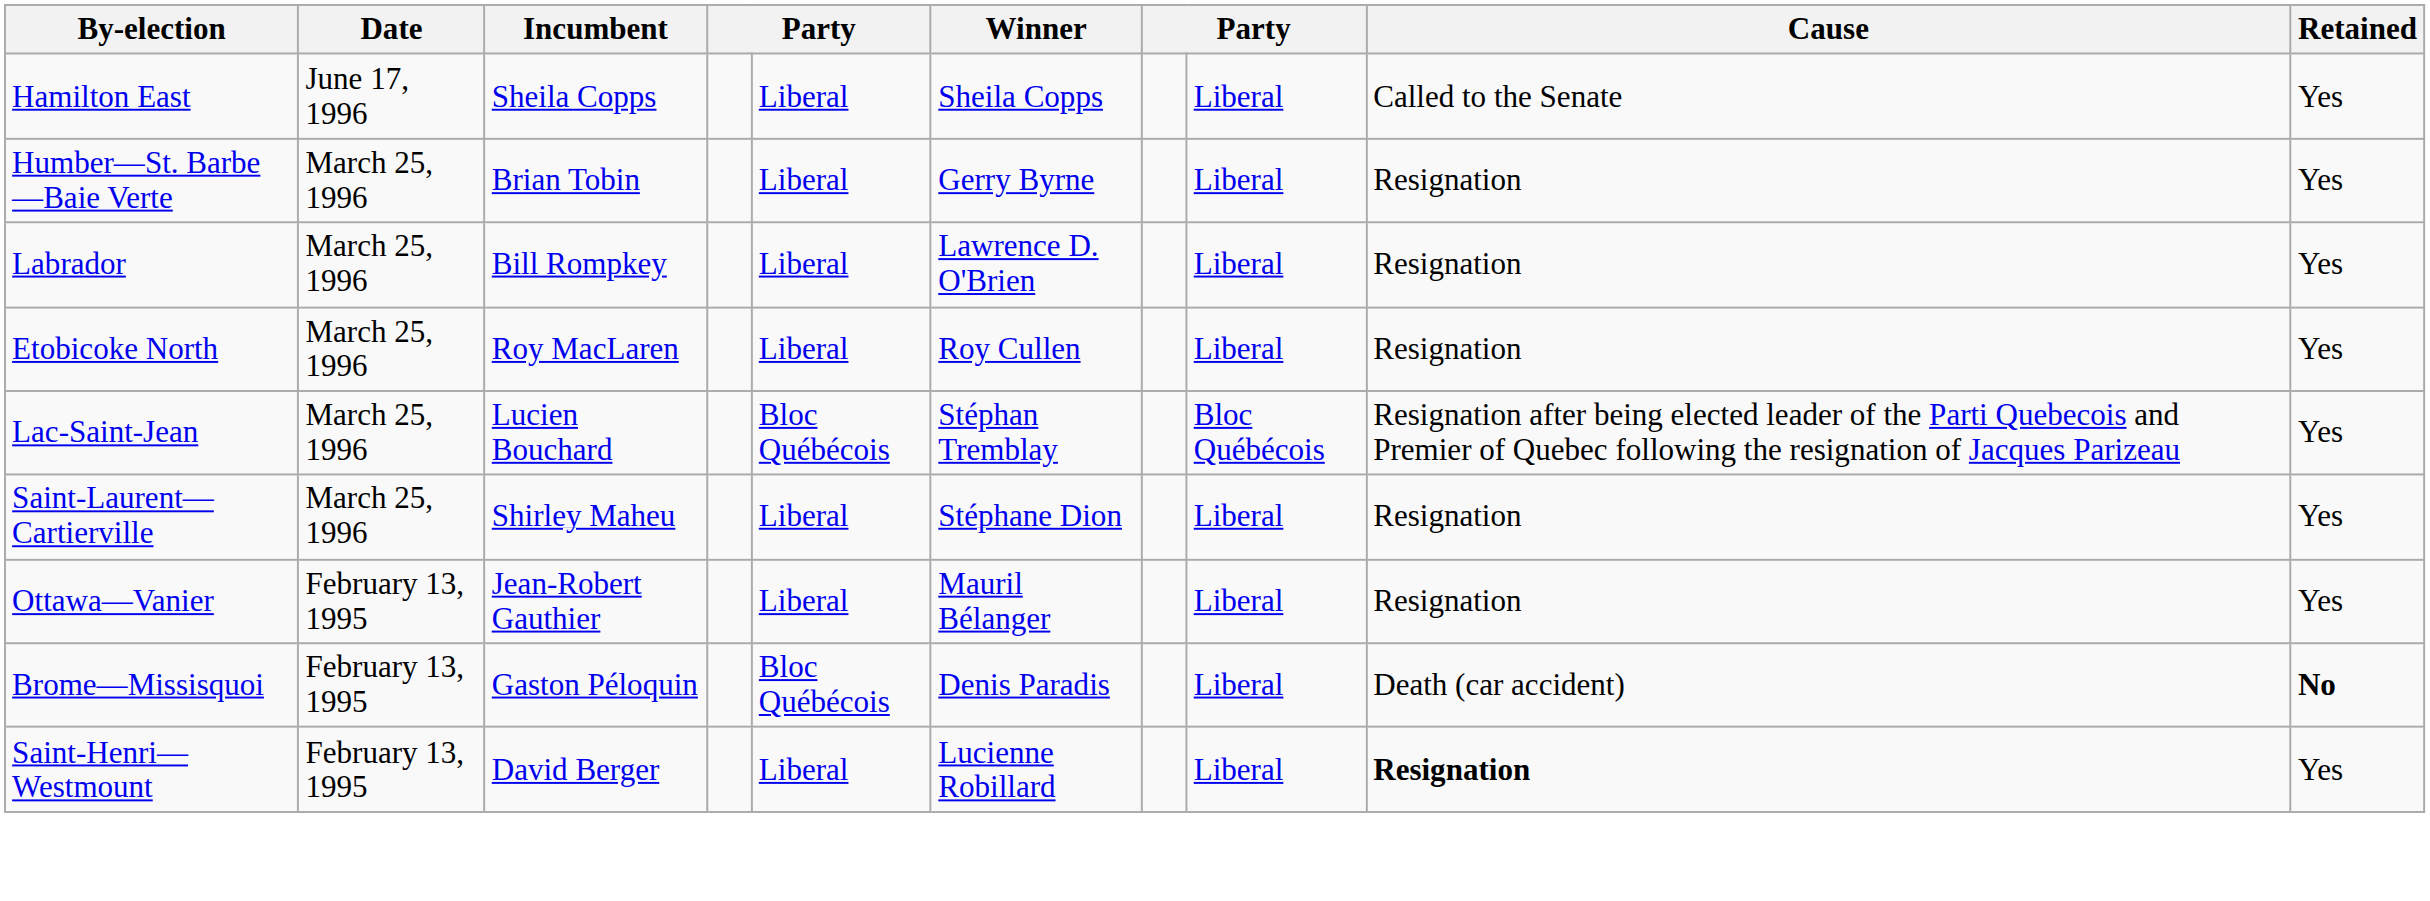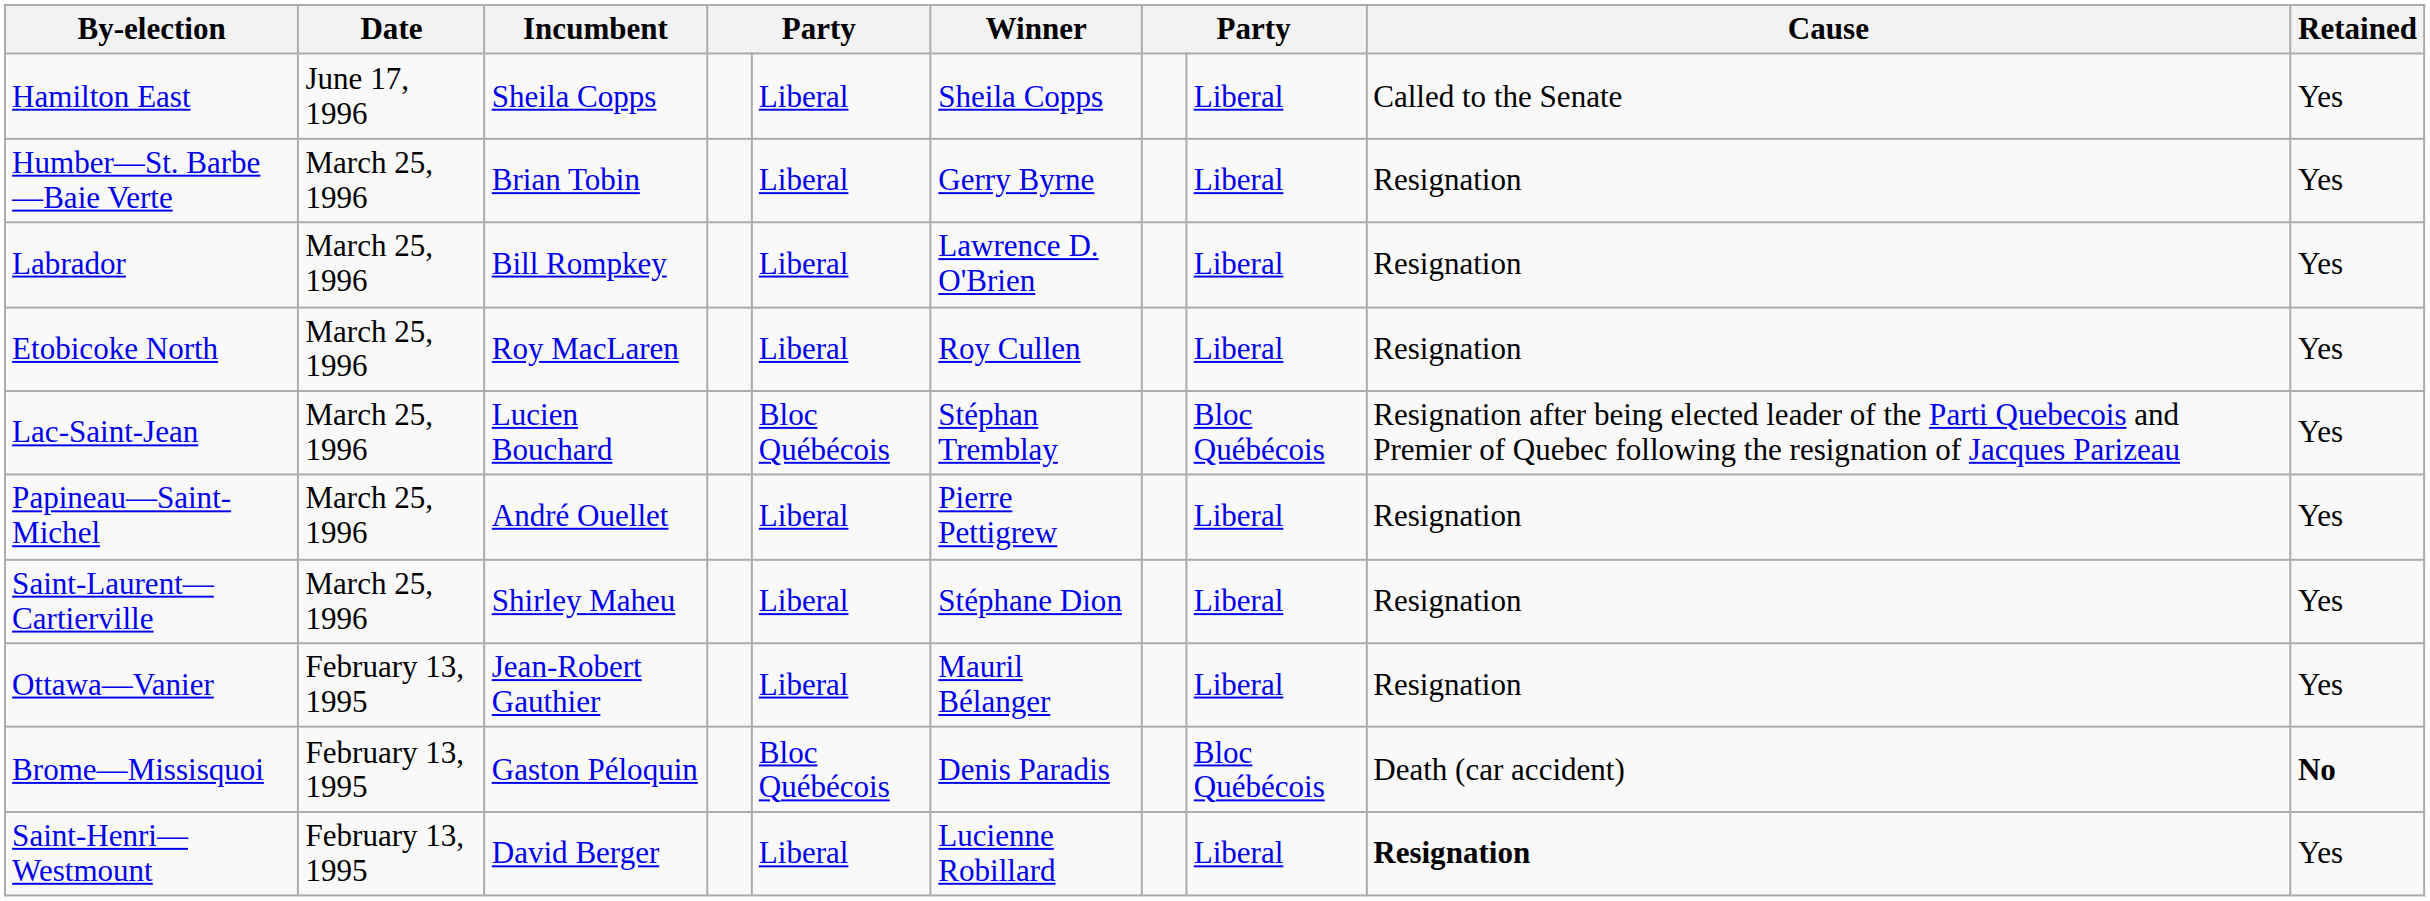+ row: (122, 516)
(1239, 684) Liberal -> (1259, 768) Bloc Québécois
